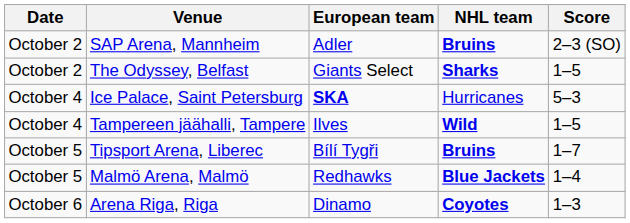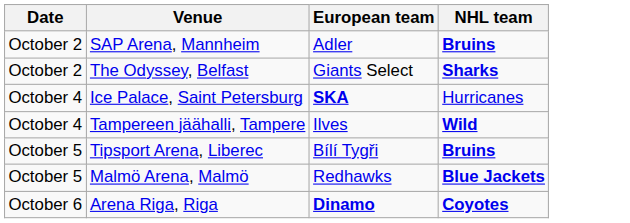- column: (587, 17)
(342, 204) normal -> (344, 204) bold
